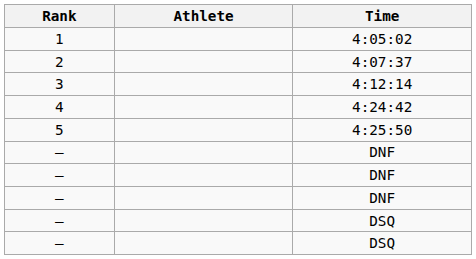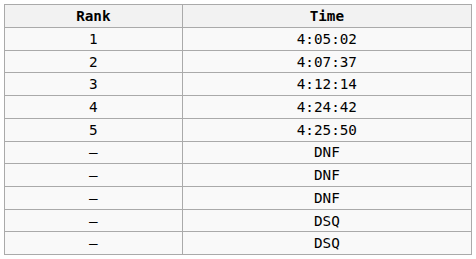- column: (204, 16)
